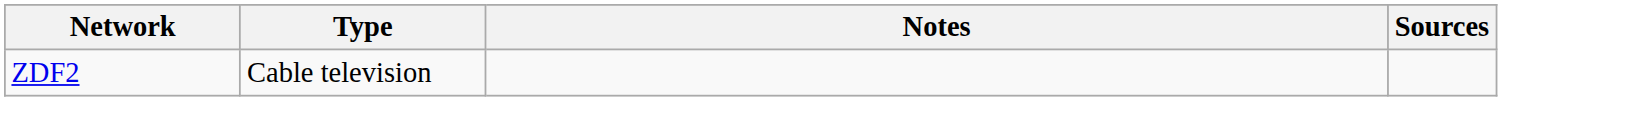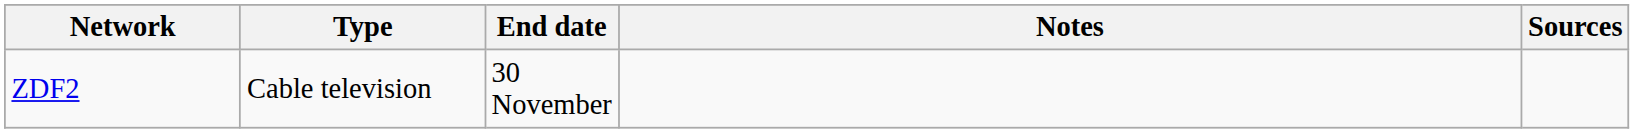+ column: (552, 27)
